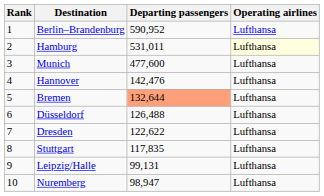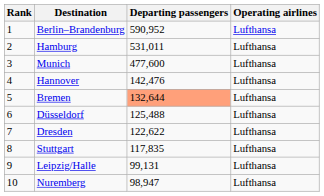(255, 47) lightyellow background -> (255, 47) no background
(147, 115) 126,488 -> (147, 115) 125,488
